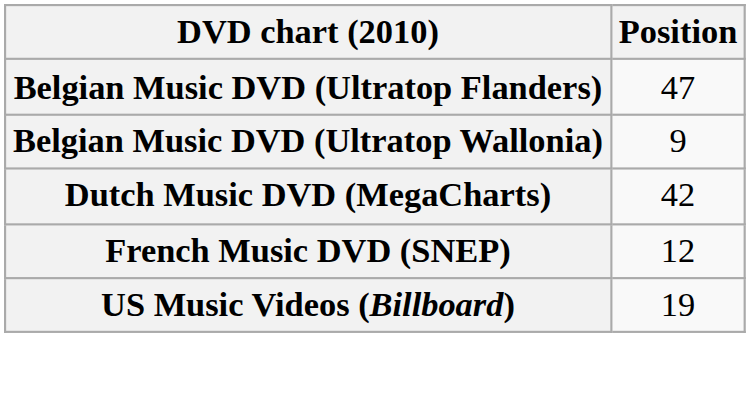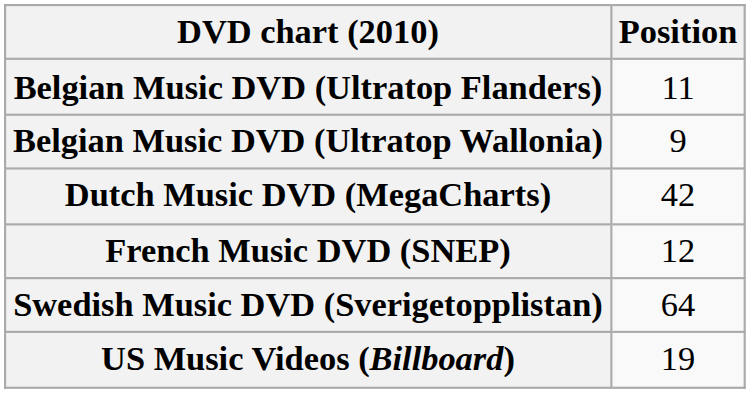(678, 86) 47 -> (678, 86) 11
+ row: (308, 304)
